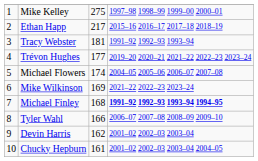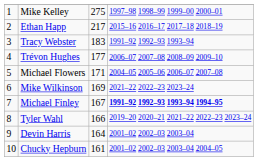(98, 42) 181 -> (98, 42) 183
(180, 57) 2019–20 2020–21 2021–22 2022–23 2023–24 -> (166, 57) 2006–07 2007–08 2008–09 2009–10
(98, 73) 174 -> (98, 73) 171
(98, 103) 168 -> (98, 103) 167
(166, 118) 2006–07 2007–08 2008–09 2009–10 -> (180, 118) 2019–20 2020–21 2021–22 2022–23 2023–24
(98, 133) 162 -> (98, 133) 164
